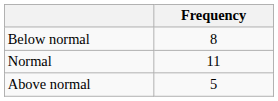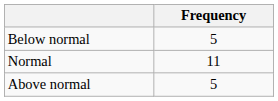(214, 38) 8 -> (214, 38) 5
